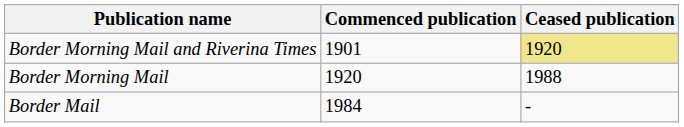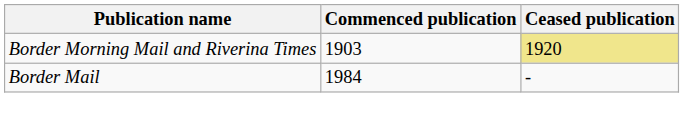(343, 48) 1901 -> (343, 48) 1903
- row: (89, 77)
